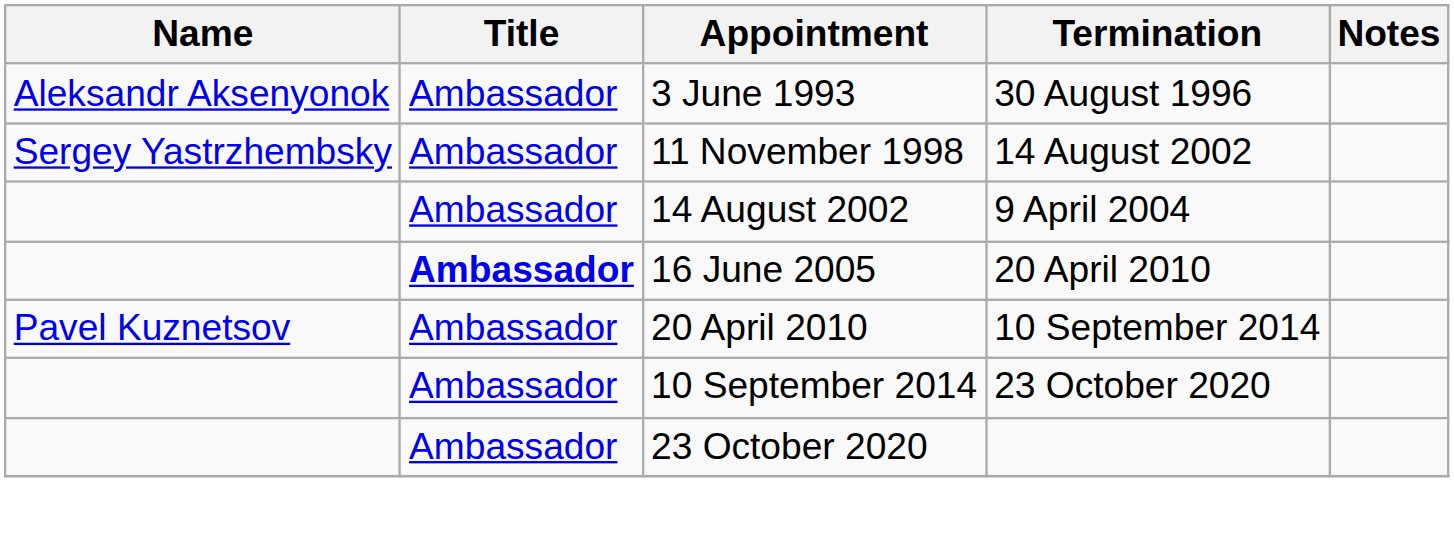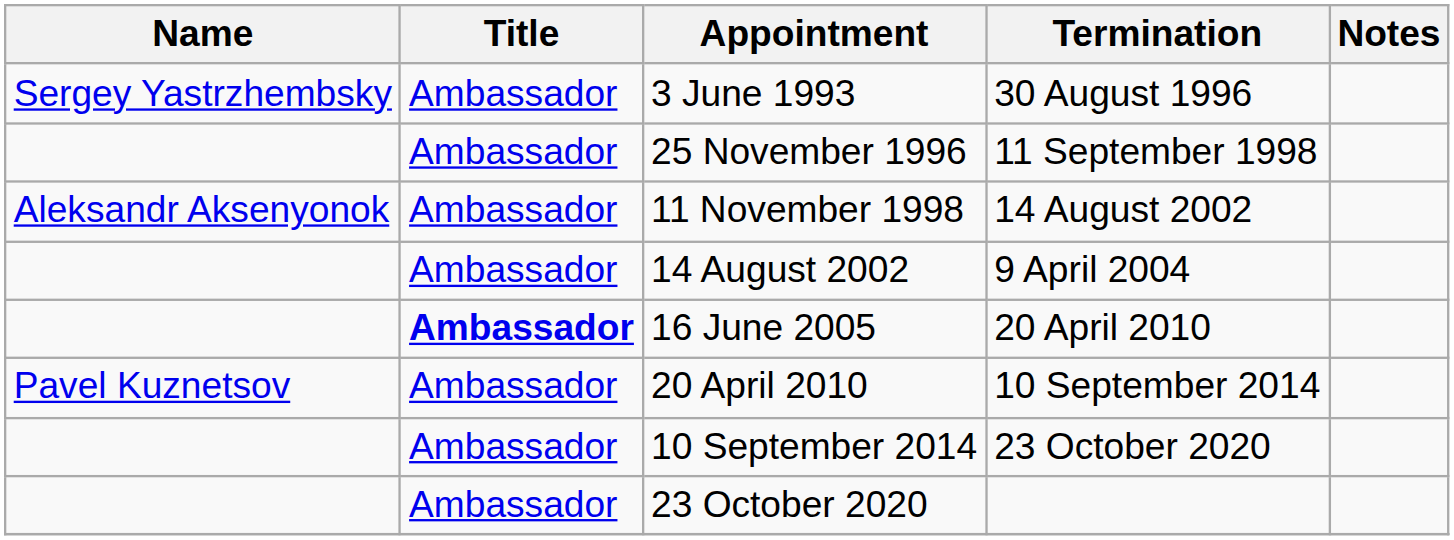(201, 92) Aleksandr Aksenyonok -> (203, 92) Sergey Yastrzhembsky
+ row: (809, 151)
(203, 151) Sergey Yastrzhembsky -> (201, 210) Aleksandr Aksenyonok
